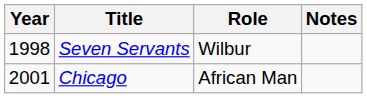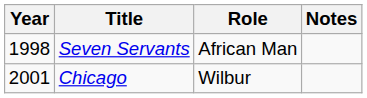(225, 48) Wilbur -> (248, 48) African Man
(248, 78) African Man -> (225, 78) Wilbur
